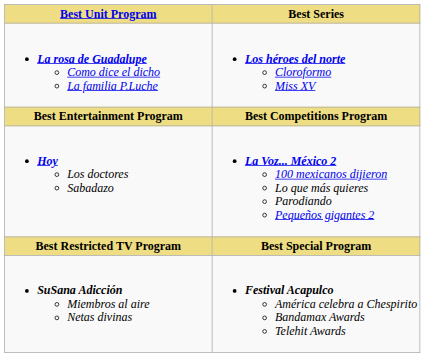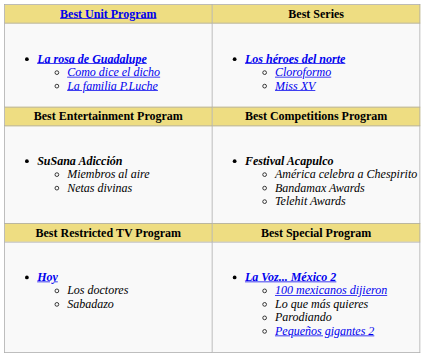rows swapped: (108, 174) <-> (108, 304)
